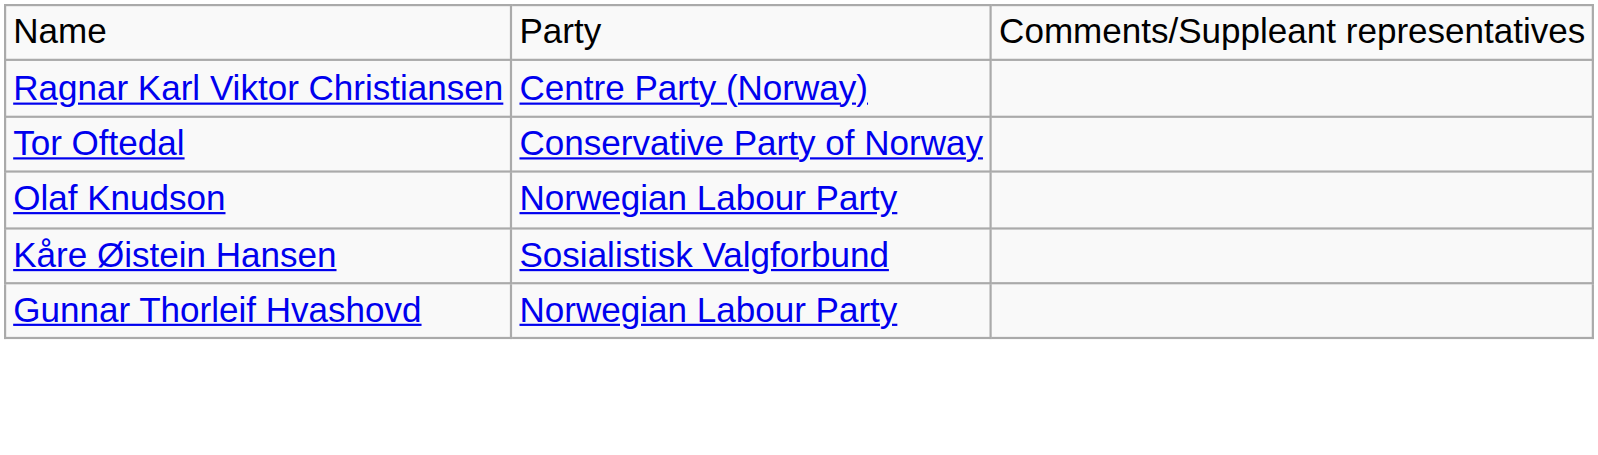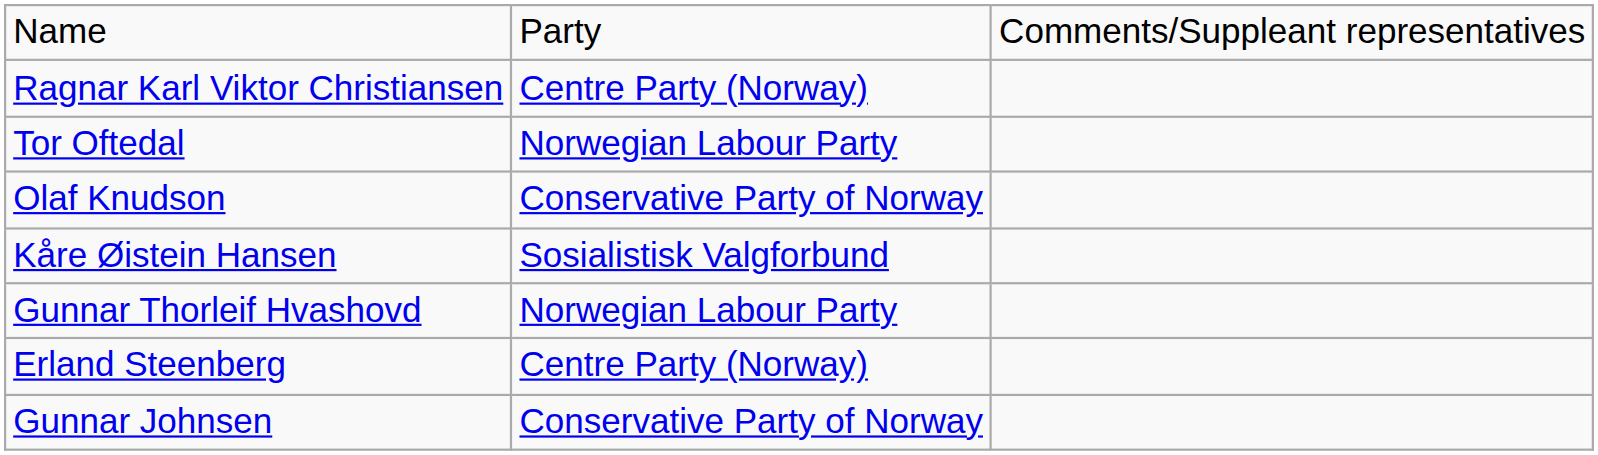(751, 143) Conservative Party of Norway -> (708, 143) Norwegian Labour Party
(708, 198) Norwegian Labour Party -> (751, 198) Conservative Party of Norway
+ row: (150, 365)
+ row: (143, 421)
